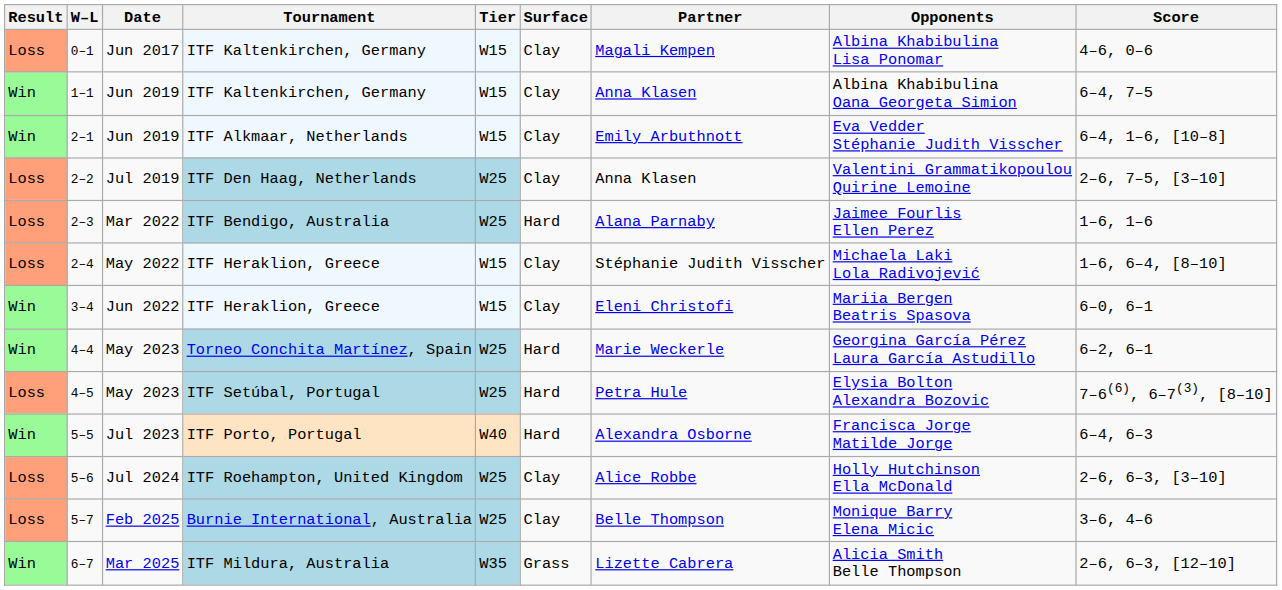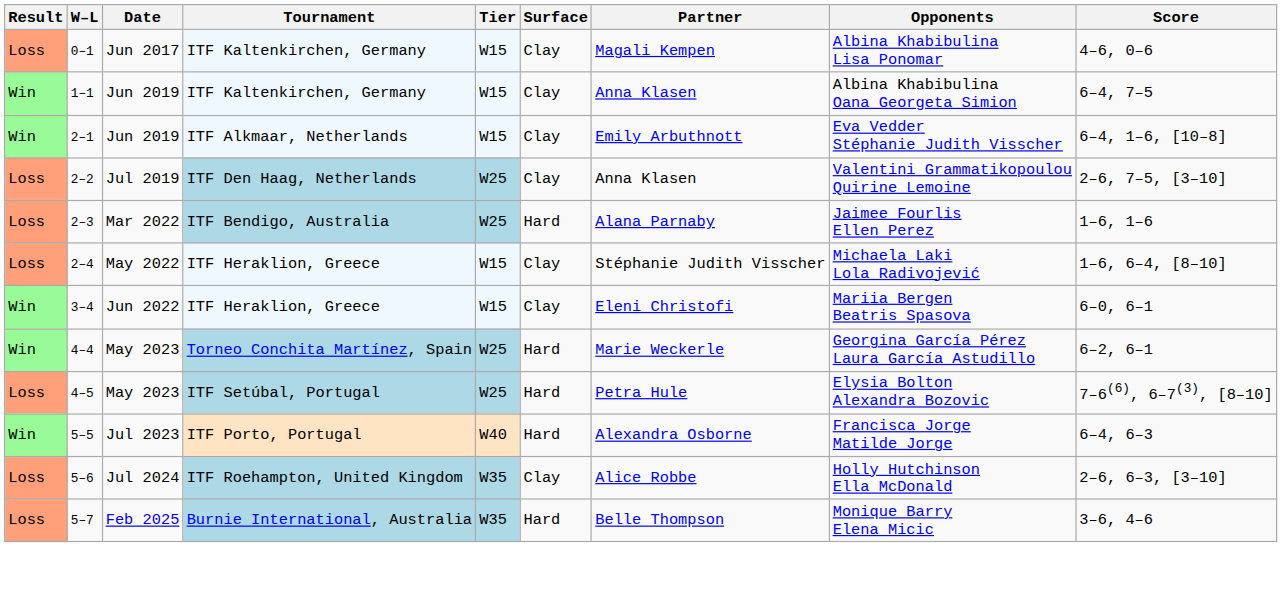(493, 478) W25 -> (493, 478) W35
(493, 521) W25 -> (493, 521) W35
(542, 521) Clay -> (542, 521) Hard
- row: (82, 564)
